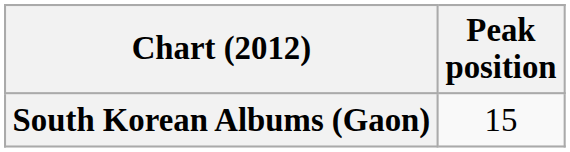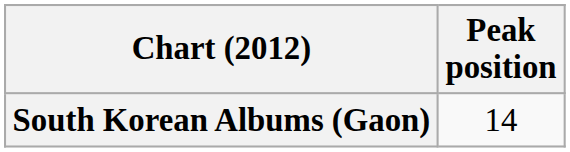(501, 119) 15 -> (501, 119) 14
